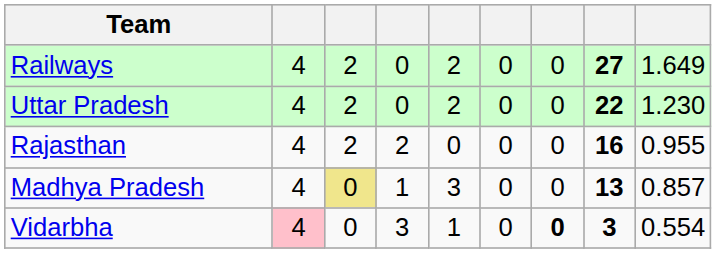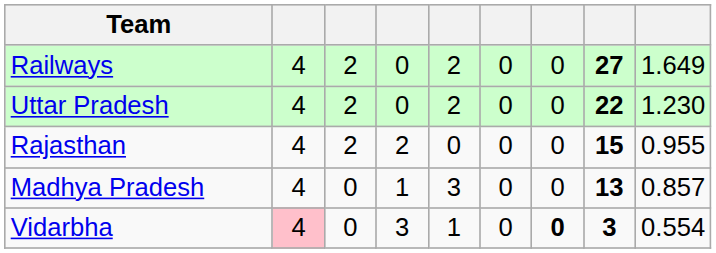(609, 146) 16 -> (609, 146) 15
(350, 187) khaki background -> (350, 187) no background
